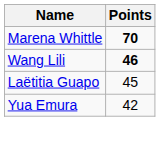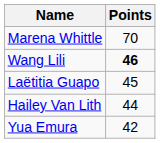(130, 37) bold -> (130, 37) normal
+ row: (55, 104)
